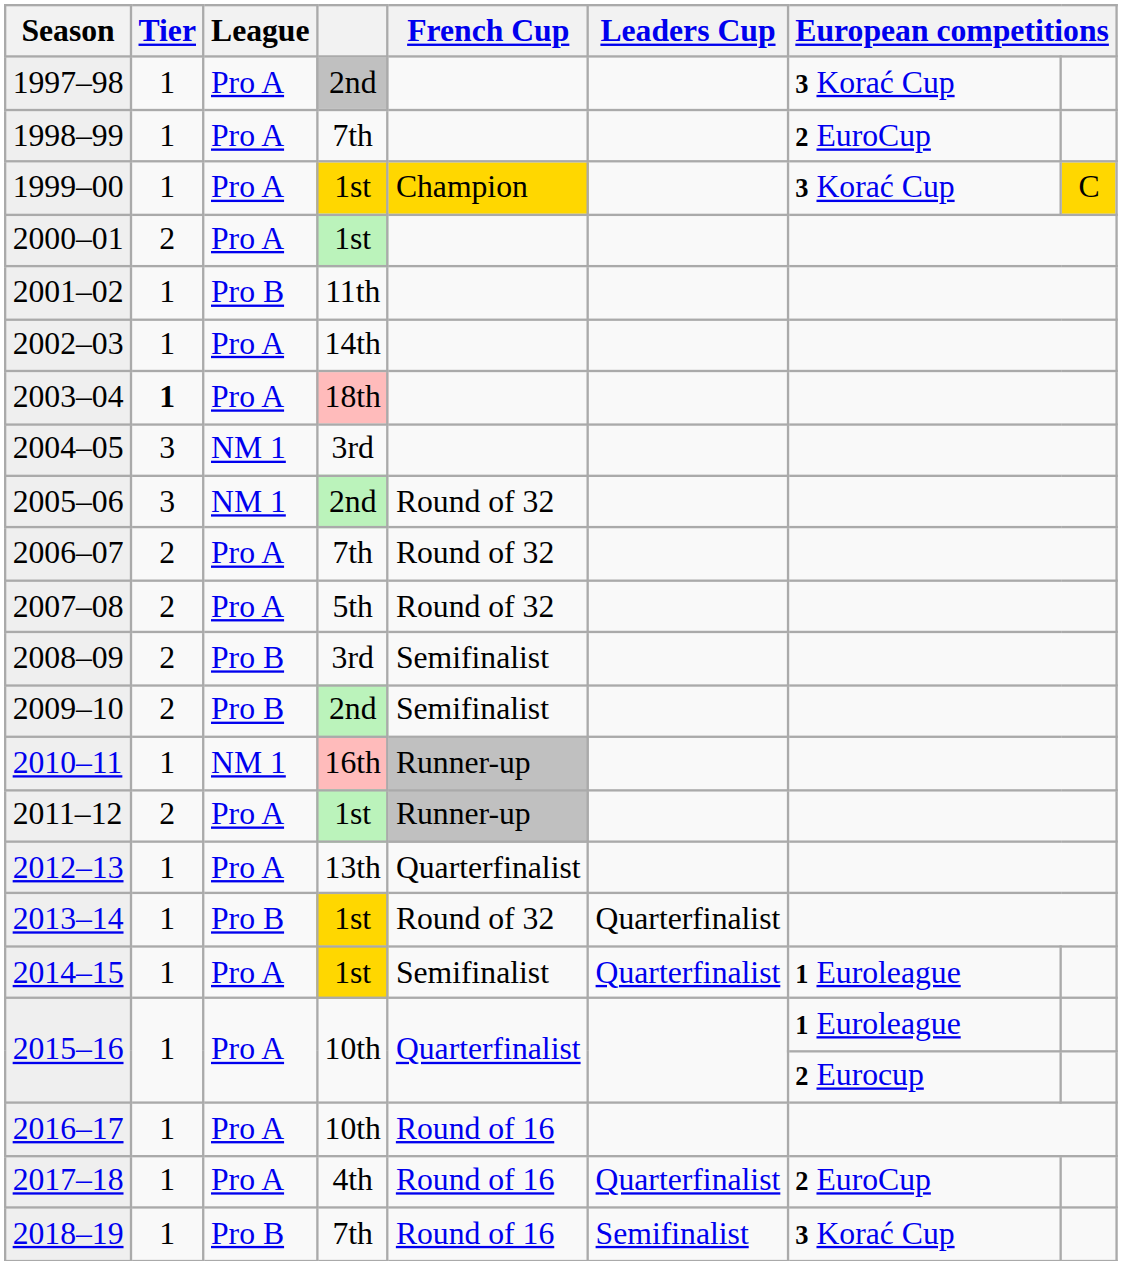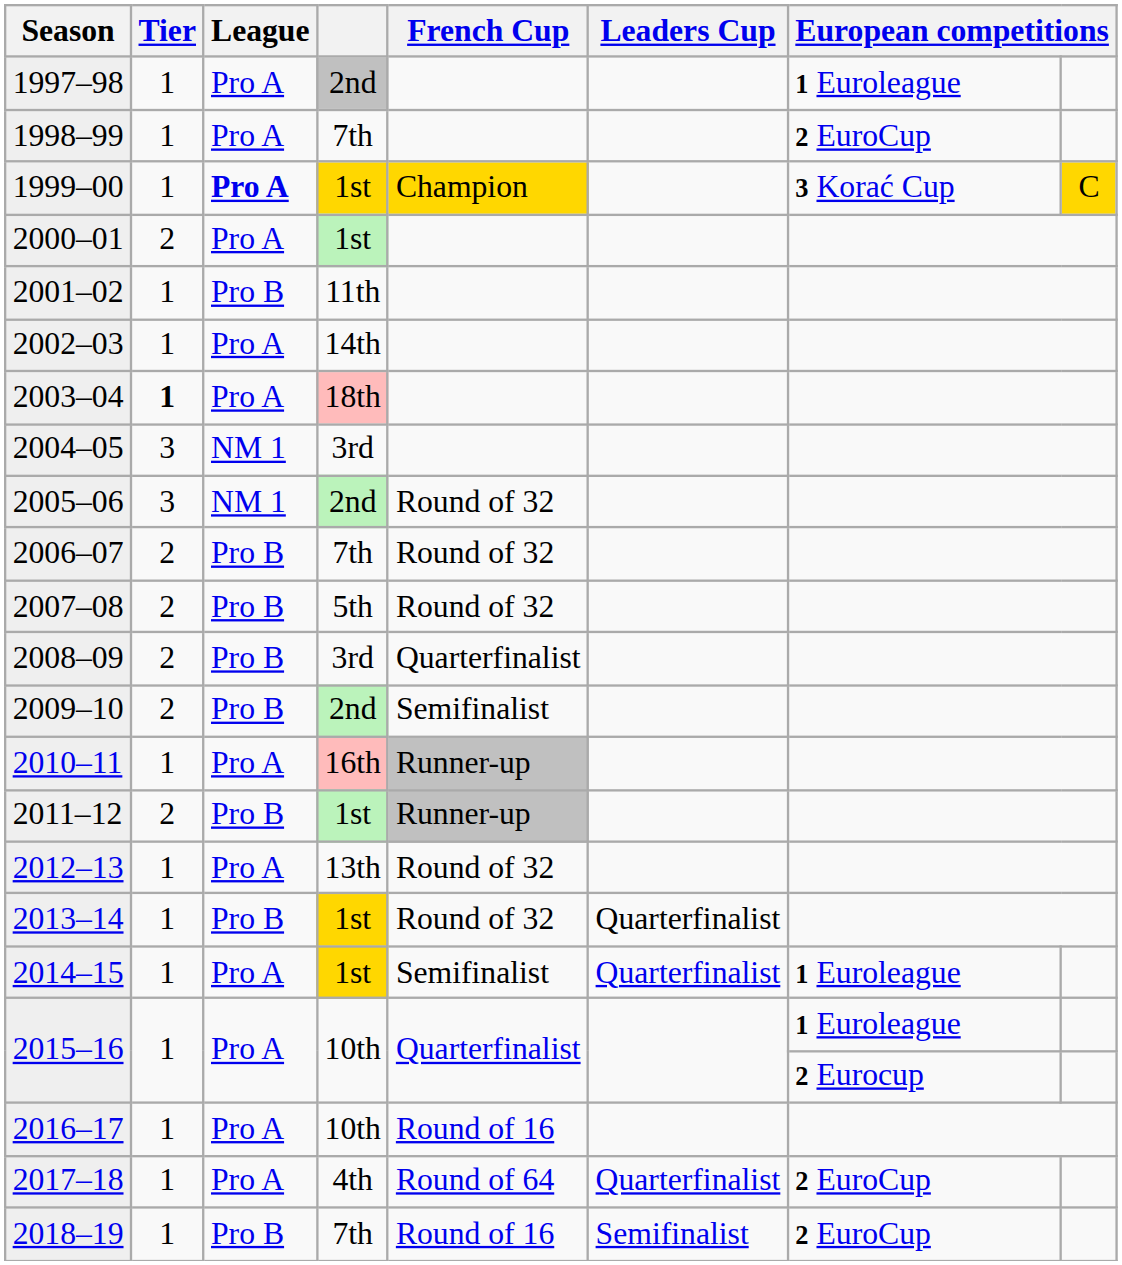(875, 82) 3 Korać Cup -> (878, 82) 1 Euroleague
(248, 187) normal -> (250, 187) bold
(248, 553) Pro A -> (248, 553) Pro B
(248, 605) Pro A -> (248, 605) Pro B
(472, 657) Semifinalist -> (488, 657) Quarterfinalist
(248, 762) NM 1 -> (248, 762) Pro A
(248, 814) Pro A -> (248, 814) Pro B
(488, 866) Quarterfinalist -> (475, 866) Round of 32
(475, 1180) Round of 16 -> (475, 1180) Round of 64
(875, 1232) 3 Korać Cup -> (863, 1232) 2 EuroCup
